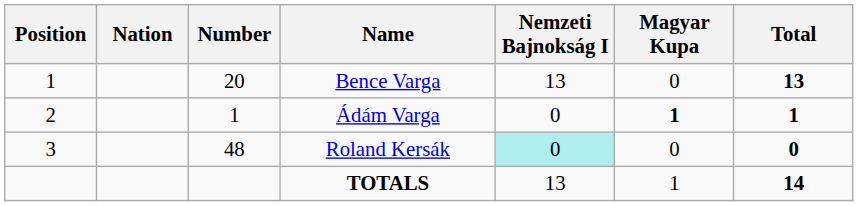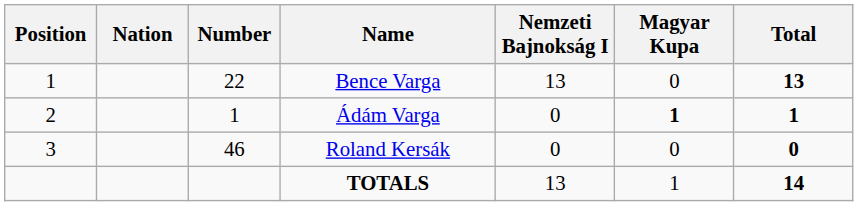(234, 80) 20 -> (234, 80) 22
(234, 149) 48 -> (234, 149) 46
(555, 149) paleturquoise background -> (555, 149) no background
